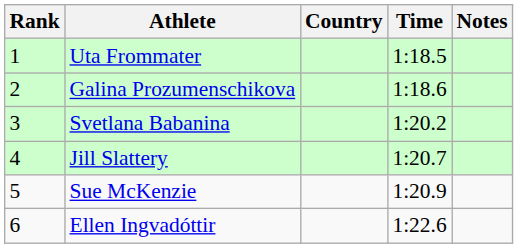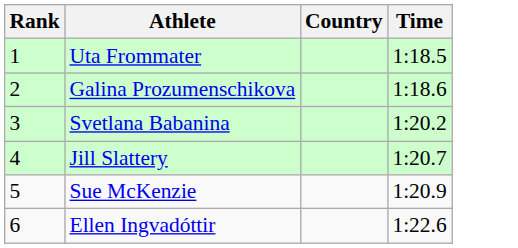- column: (482, 21)
